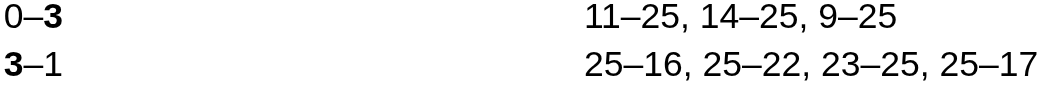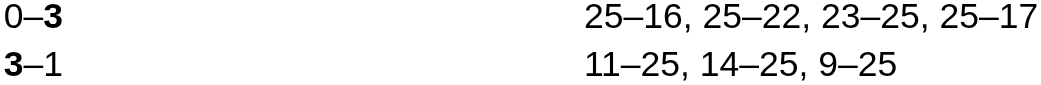(741, 15) 11–25, 14–25, 9–25 -> (811, 15) 25–16, 25–22, 23–25, 25–17
(811, 64) 25–16, 25–22, 23–25, 25–17 -> (741, 64) 11–25, 14–25, 9–25
